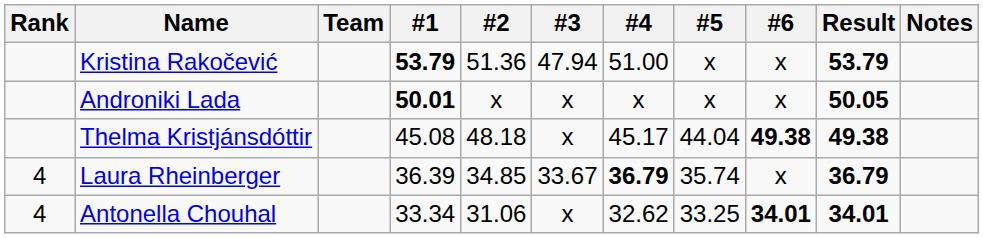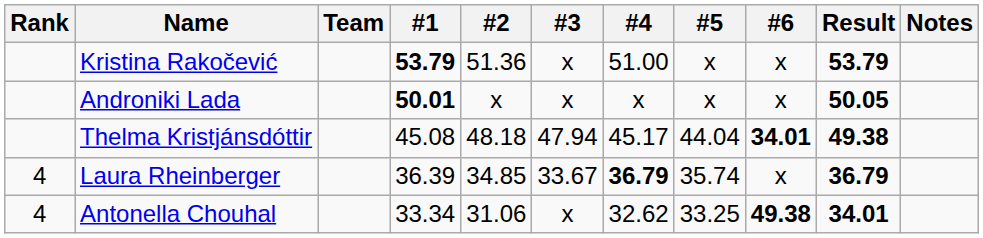(567, 61) 47.94 -> (567, 61) x
(567, 137) x -> (567, 137) 47.94
(781, 137) 49.38 -> (781, 137) 34.01
(781, 213) 34.01 -> (781, 213) 49.38
